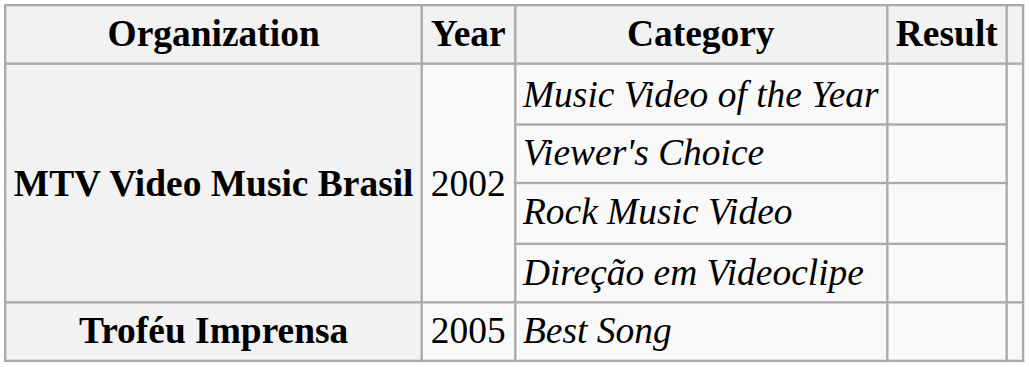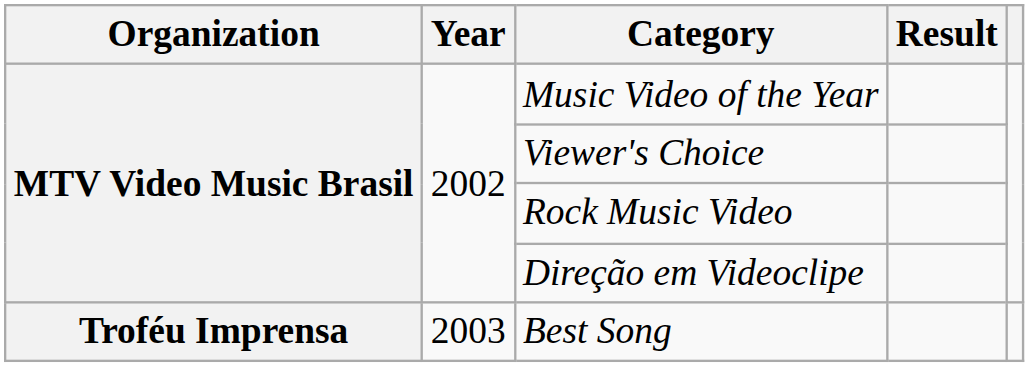(468, 331) 2005 -> (468, 331) 2003
